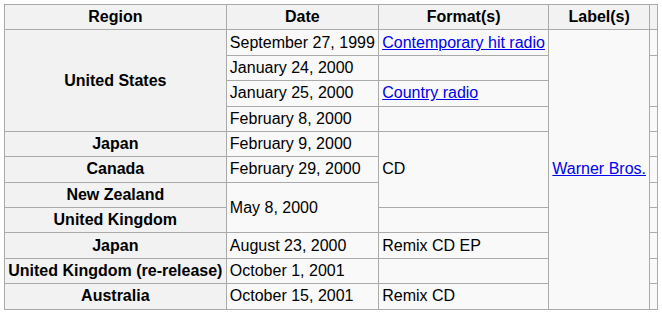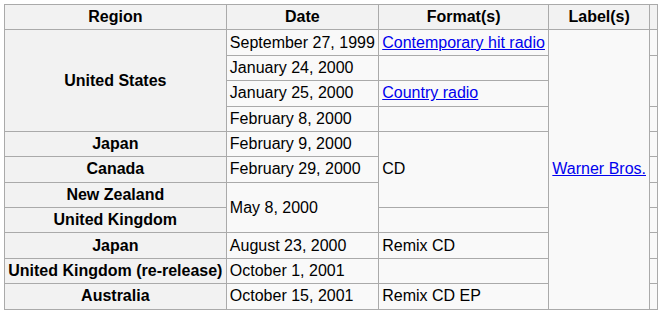(432, 245) Remix CD EP -> (419, 245) Remix CD
(419, 296) Remix CD -> (432, 296) Remix CD EP
